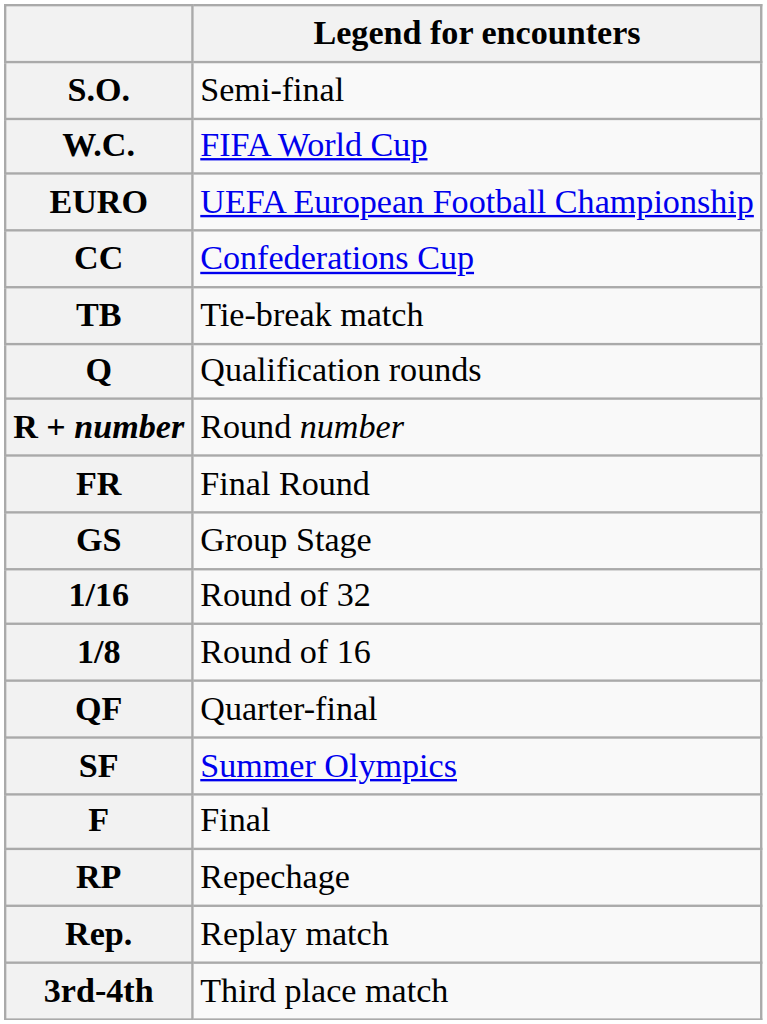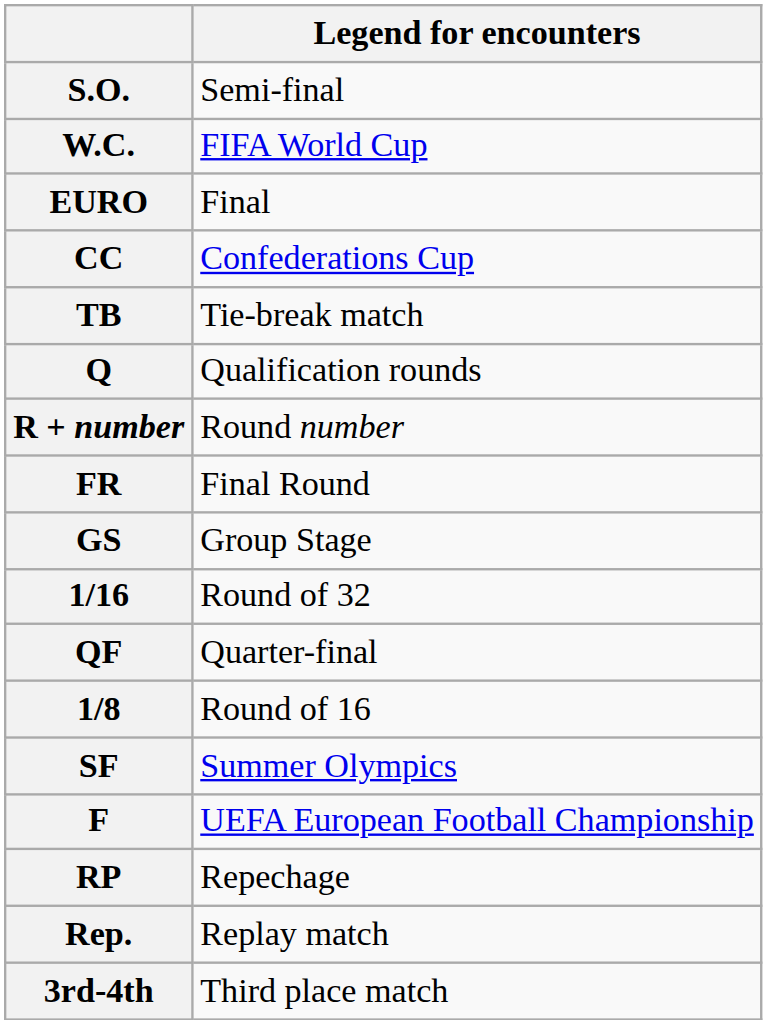(477, 201) UEFA European Football Championship -> (235, 201) Final
rows swapped: (99, 652) <-> (99, 708)
(235, 821) Final -> (477, 821) UEFA European Football Championship
